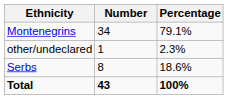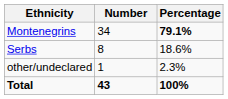(176, 31) normal -> (176, 31) bold
rows swapped: (22, 67) <-> (50, 49)
